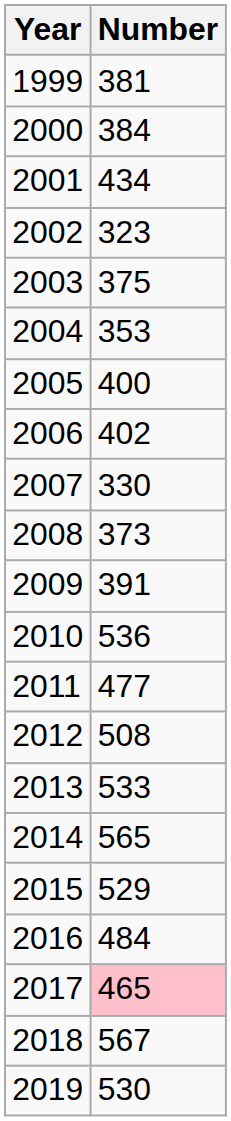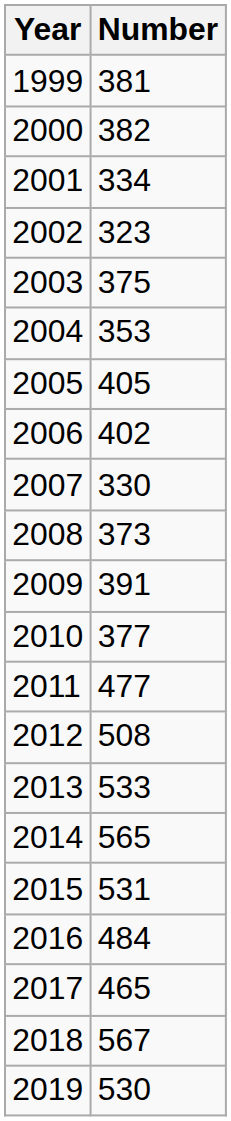(124, 130) 384 -> (124, 130) 382
(124, 181) 434 -> (124, 181) 334
(124, 383) 400 -> (124, 383) 405
(124, 635) 536 -> (124, 635) 377
(124, 888) 529 -> (124, 888) 531
(124, 989) pink background -> (124, 989) no background
